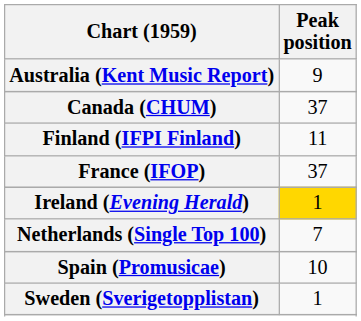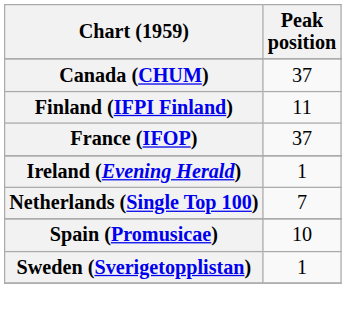- row: (142, 75)
(318, 203) gold background -> (302, 171) no background
